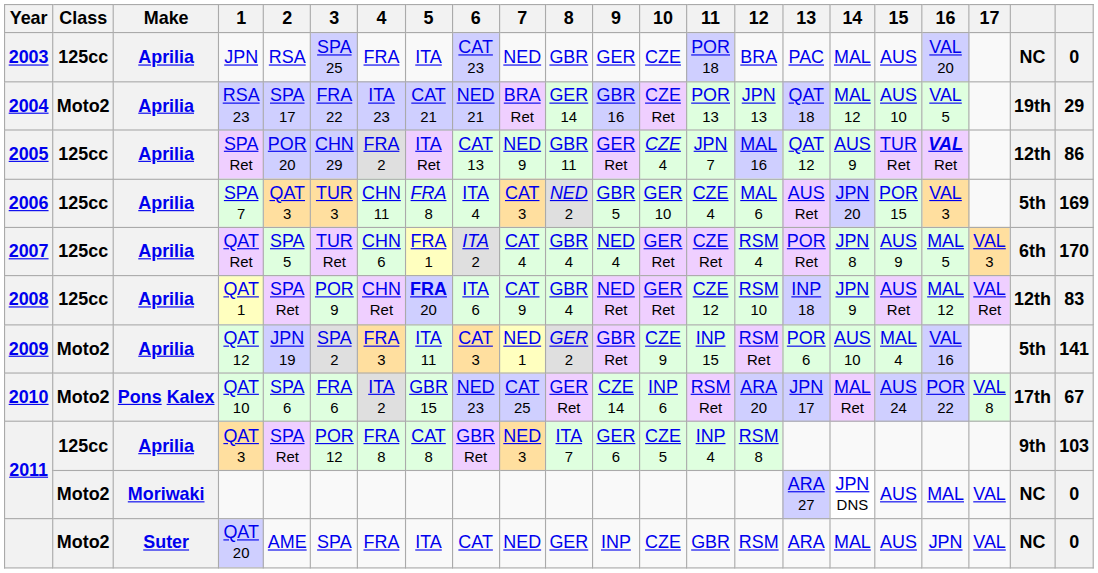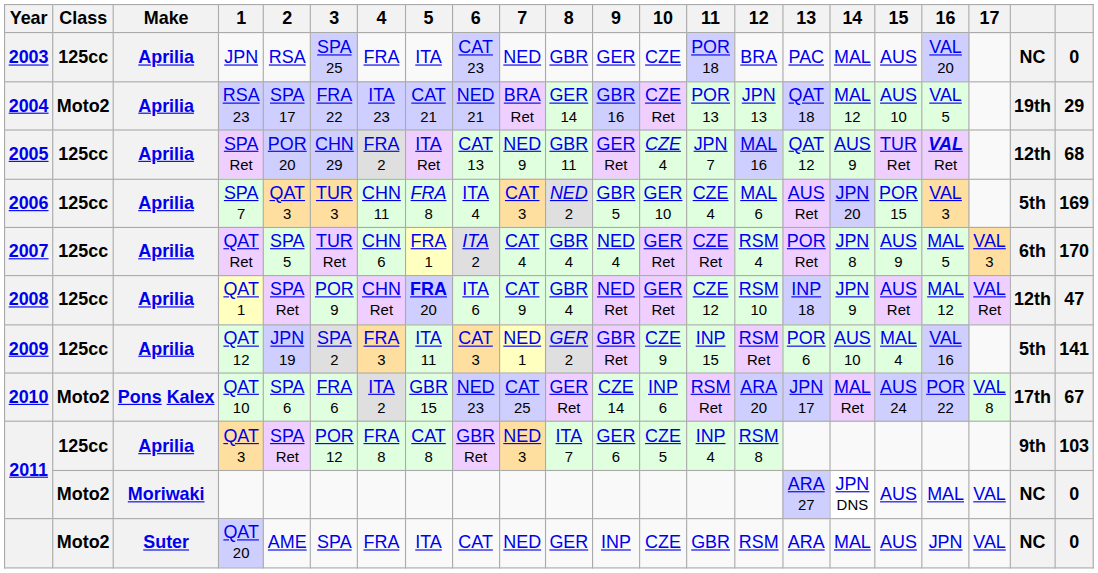(1074, 154) 86 -> (1074, 154) 68
(1074, 300) 83 -> (1074, 300) 47
(83, 348) Moto2 -> (83, 348) 125cc
